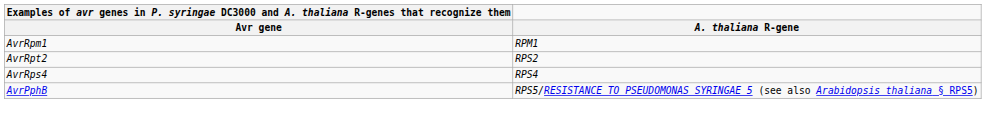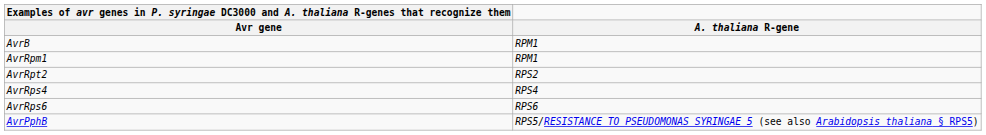+ row: (18, 44)
+ row: (27, 106)
